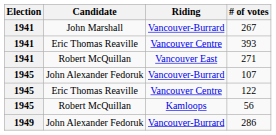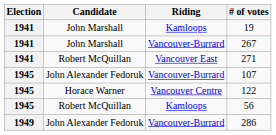+ row: (249, 28)
- row: (249, 43)
(95, 91) Eric Thomas Reaville -> (95, 91) Horace Warner
